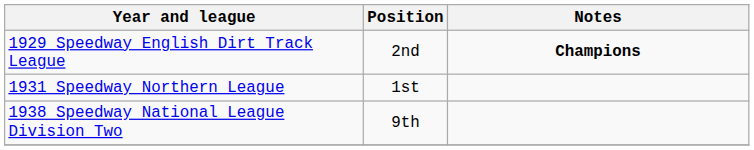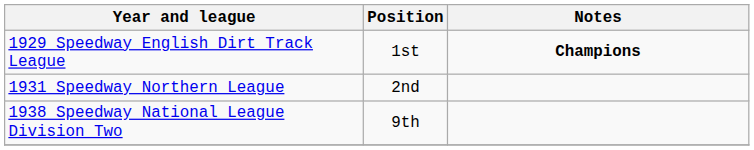(405, 53) 2nd -> (405, 53) 1st
(405, 88) 1st -> (405, 88) 2nd
